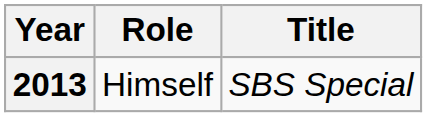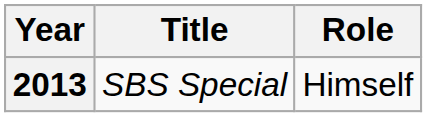columns swapped: (321, 30) <-> (158, 30)
